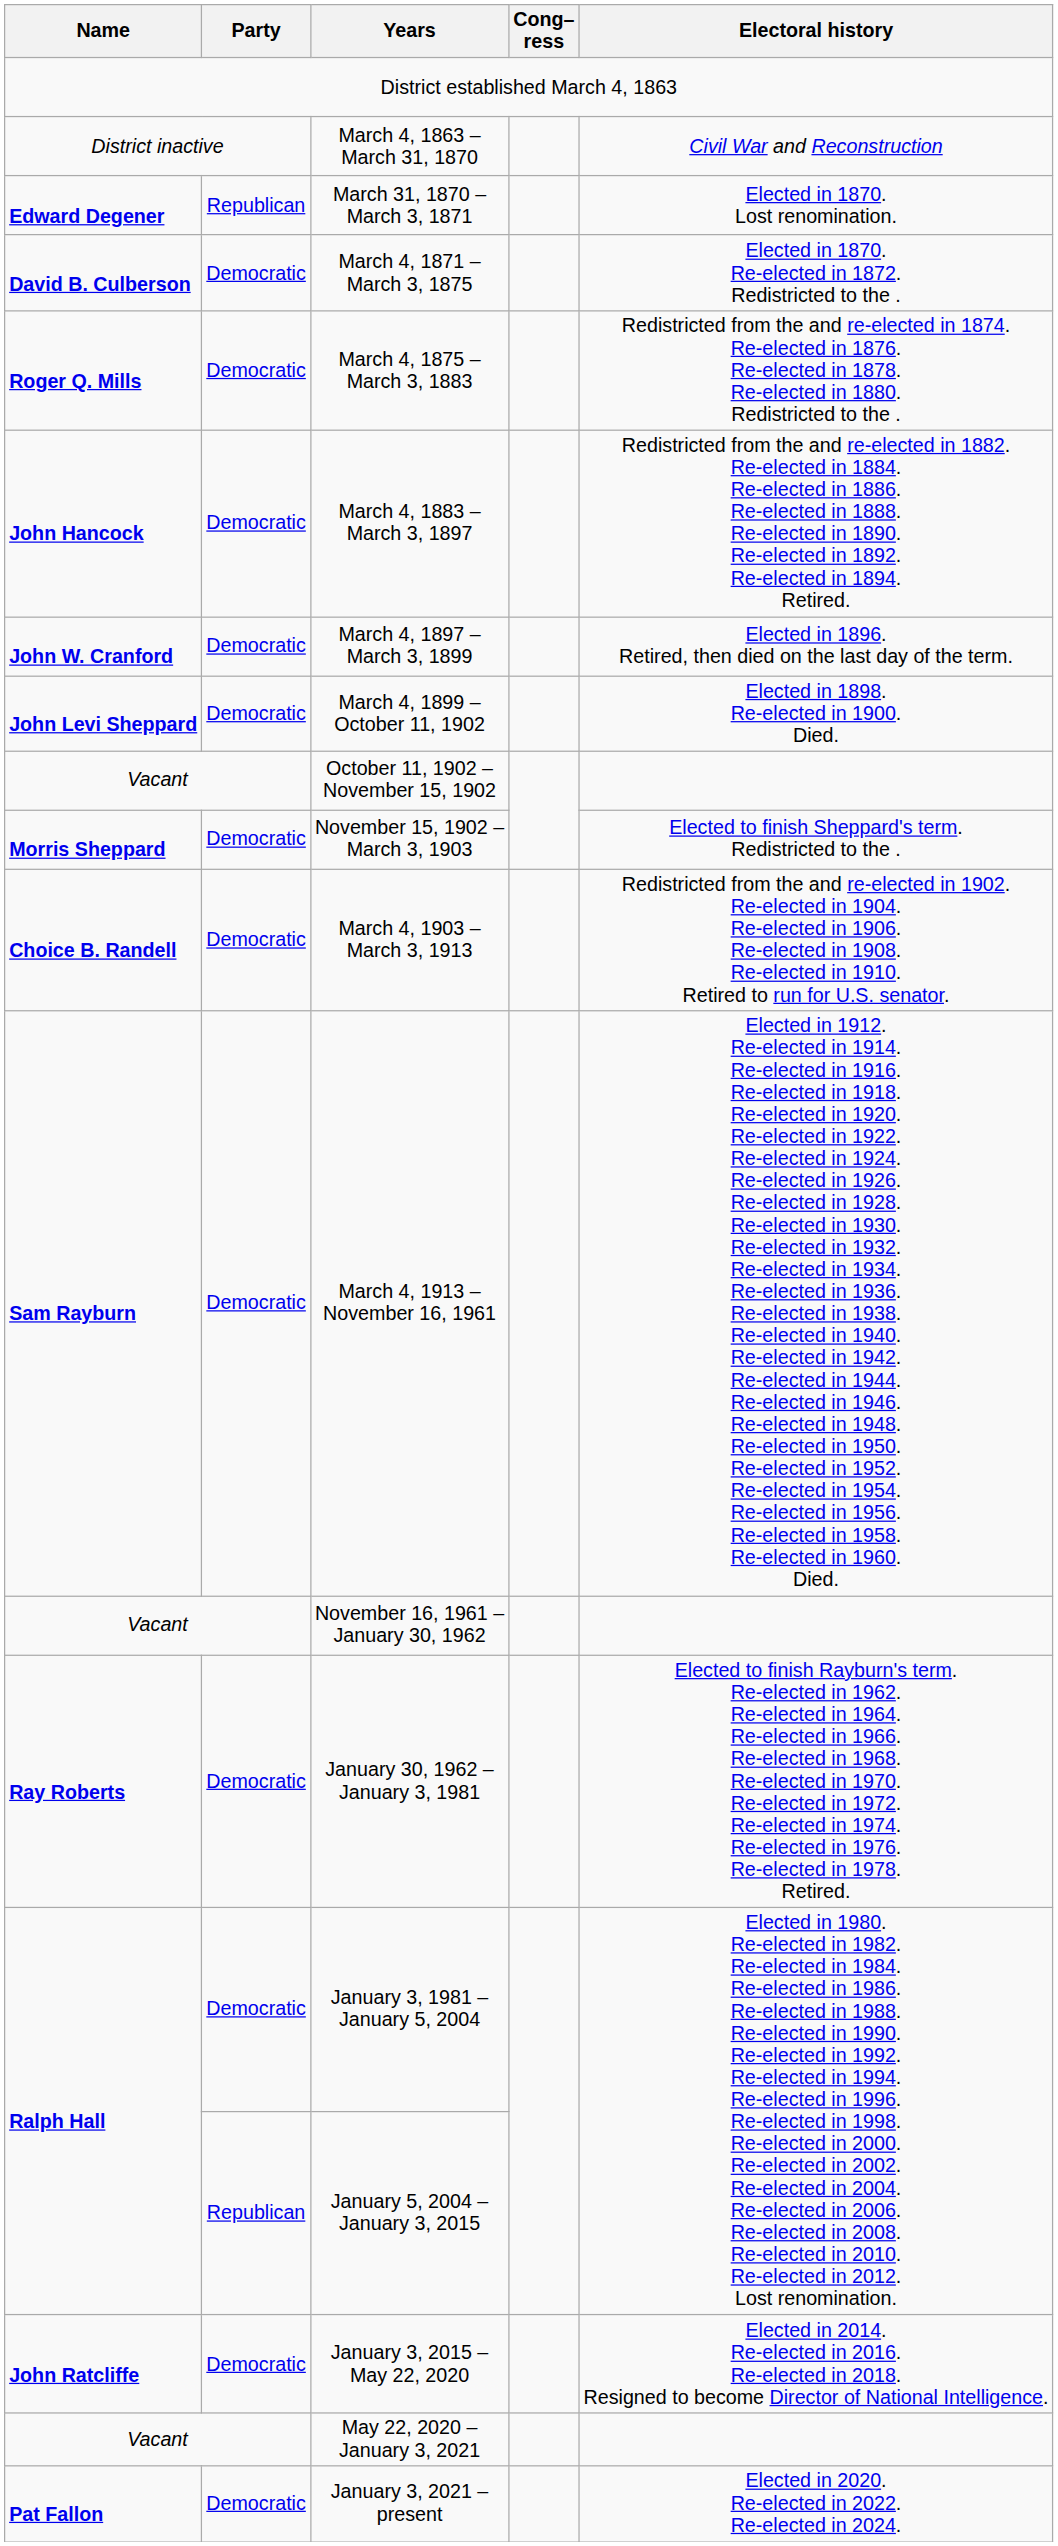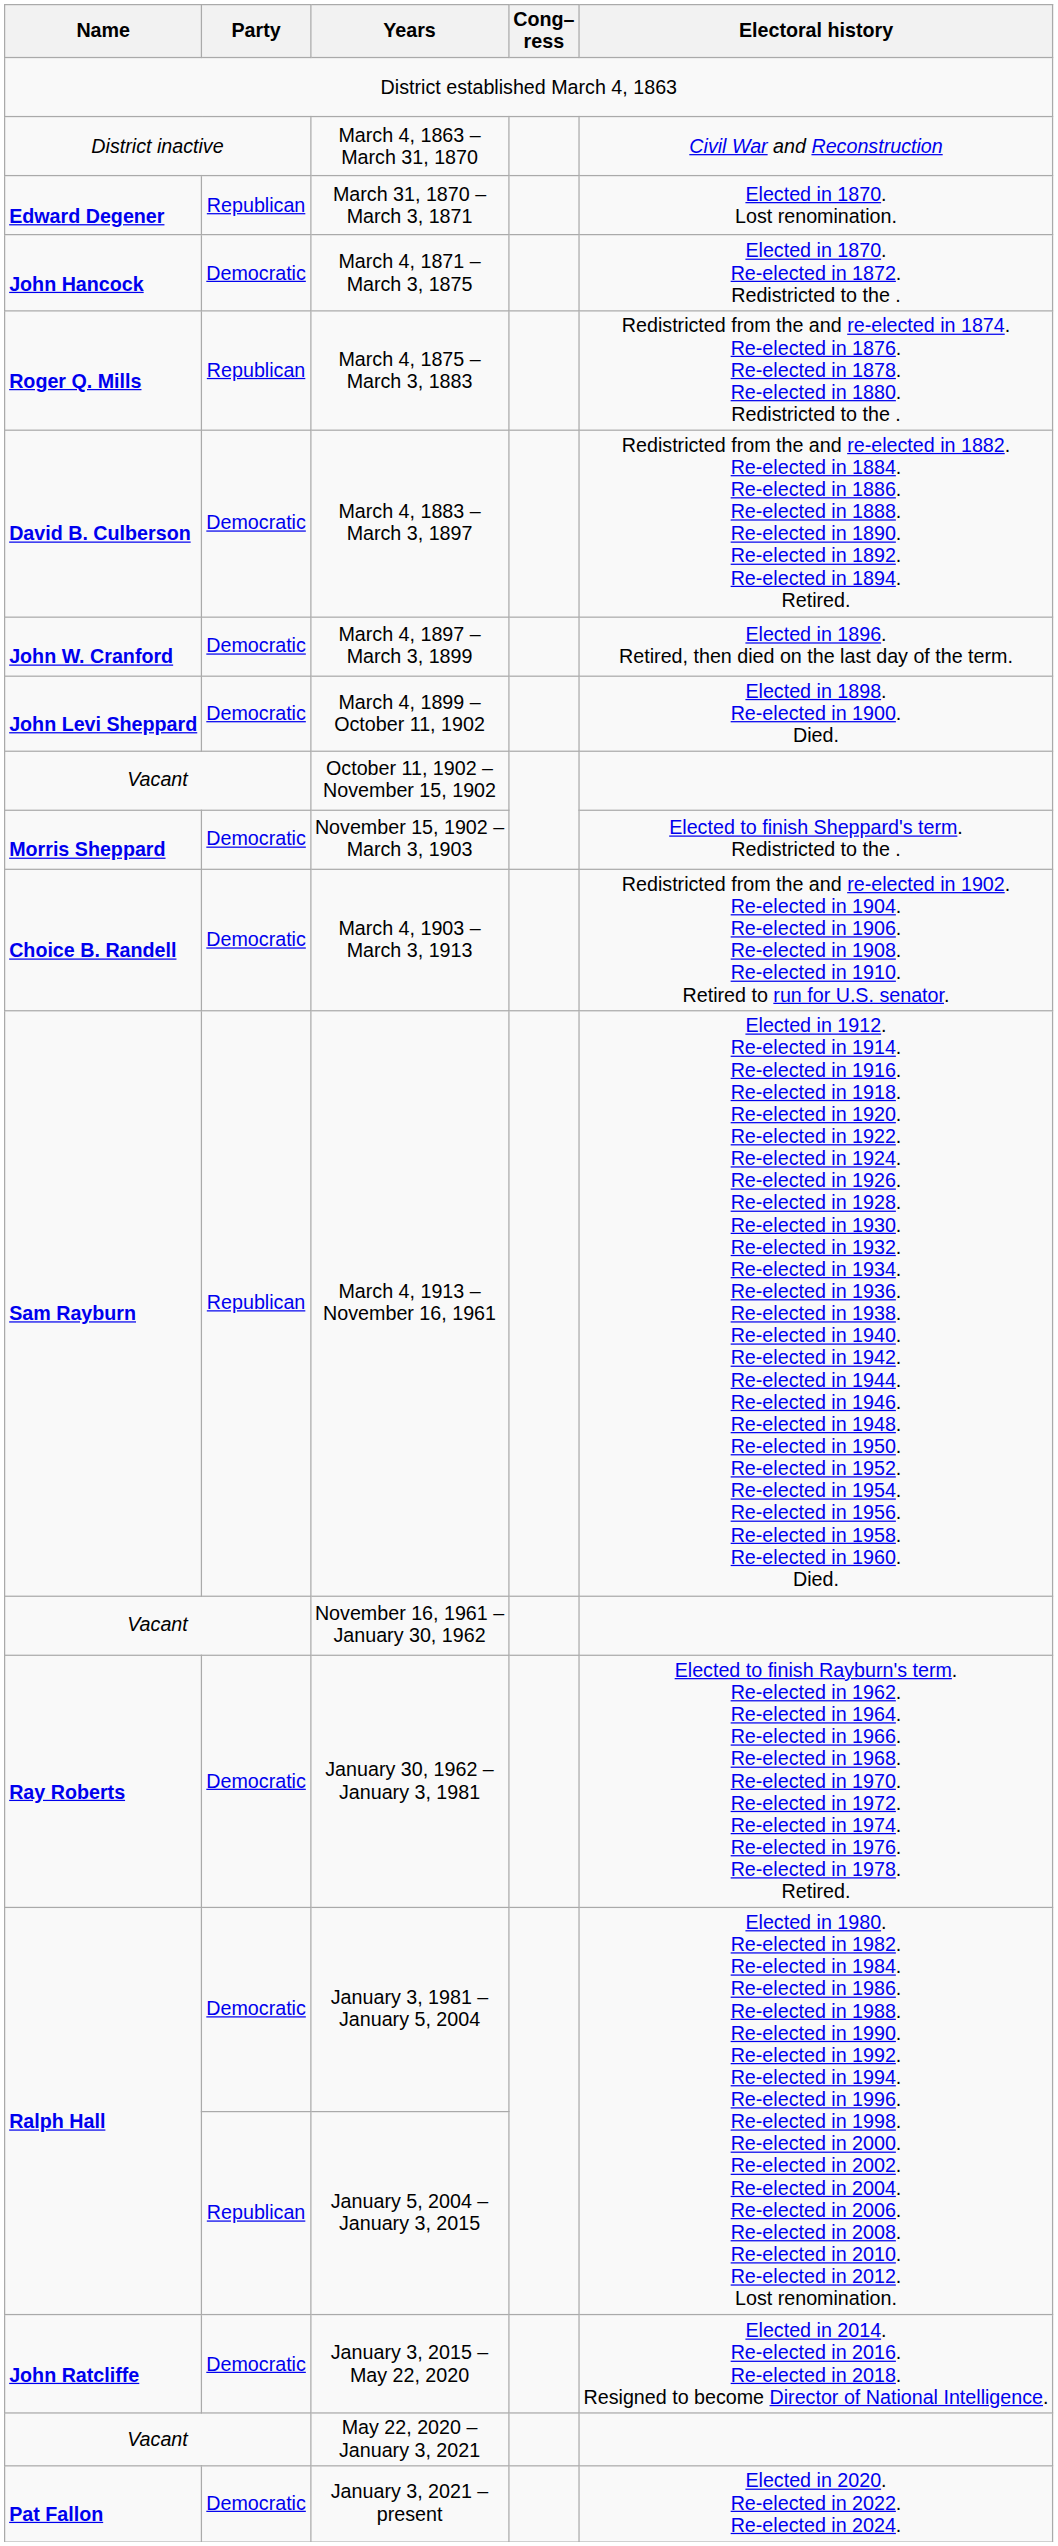(100, 283) David B. Culberson -> (76, 283) John Hancock
(256, 370) Democratic -> (256, 370) Republican
(76, 534) John Hancock -> (100, 534) David B. Culberson
(256, 1303) Democratic -> (256, 1303) Republican
